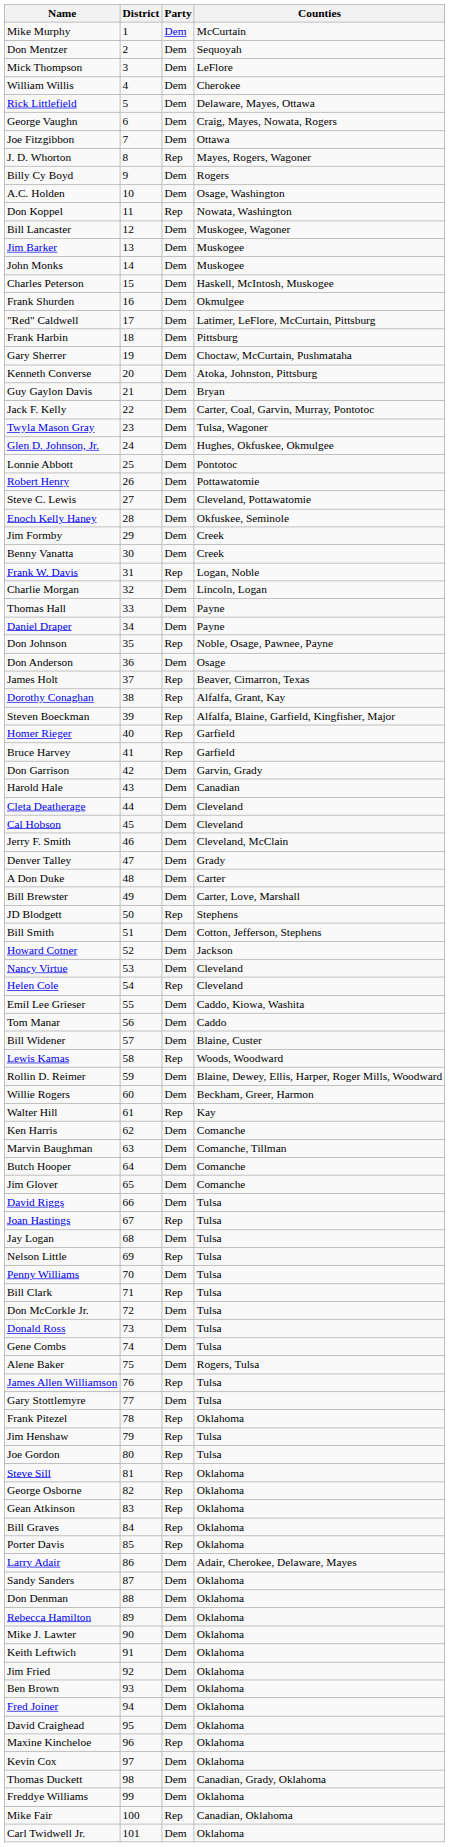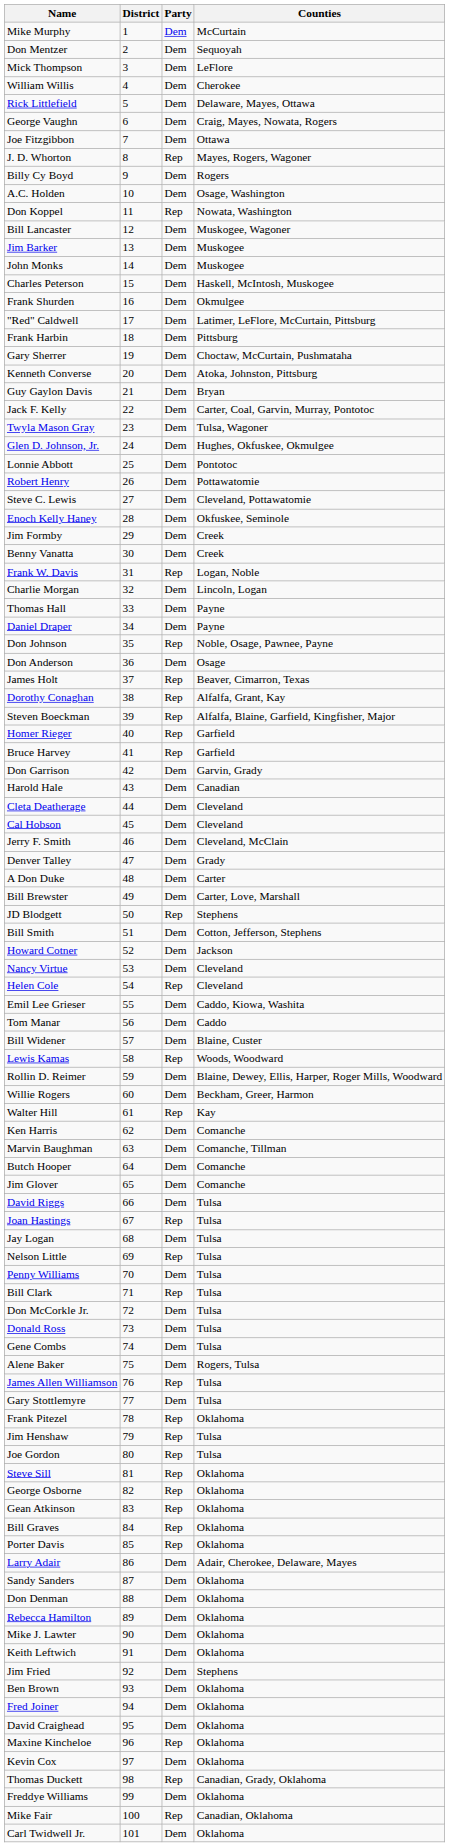(220, 1671) Oklahoma -> (217, 1671) Stephens
(175, 1779) Dem -> (174, 1779) Rep
